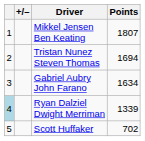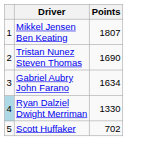- column: (23, 12)
(128, 58) 1694 -> (110, 58) 1690
(128, 109) 1339 -> (110, 109) 1330
